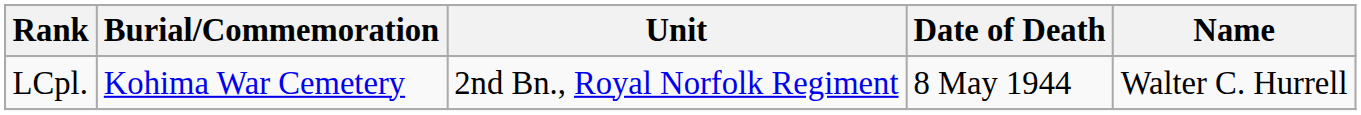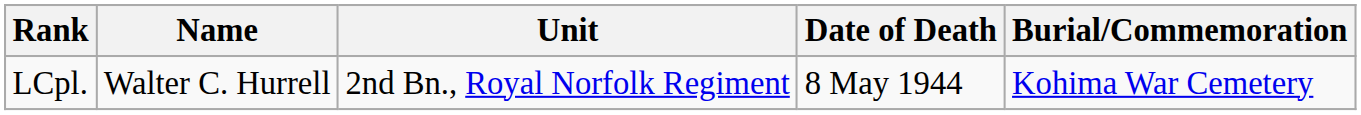columns swapped: (1234, 30) <-> (272, 30)
